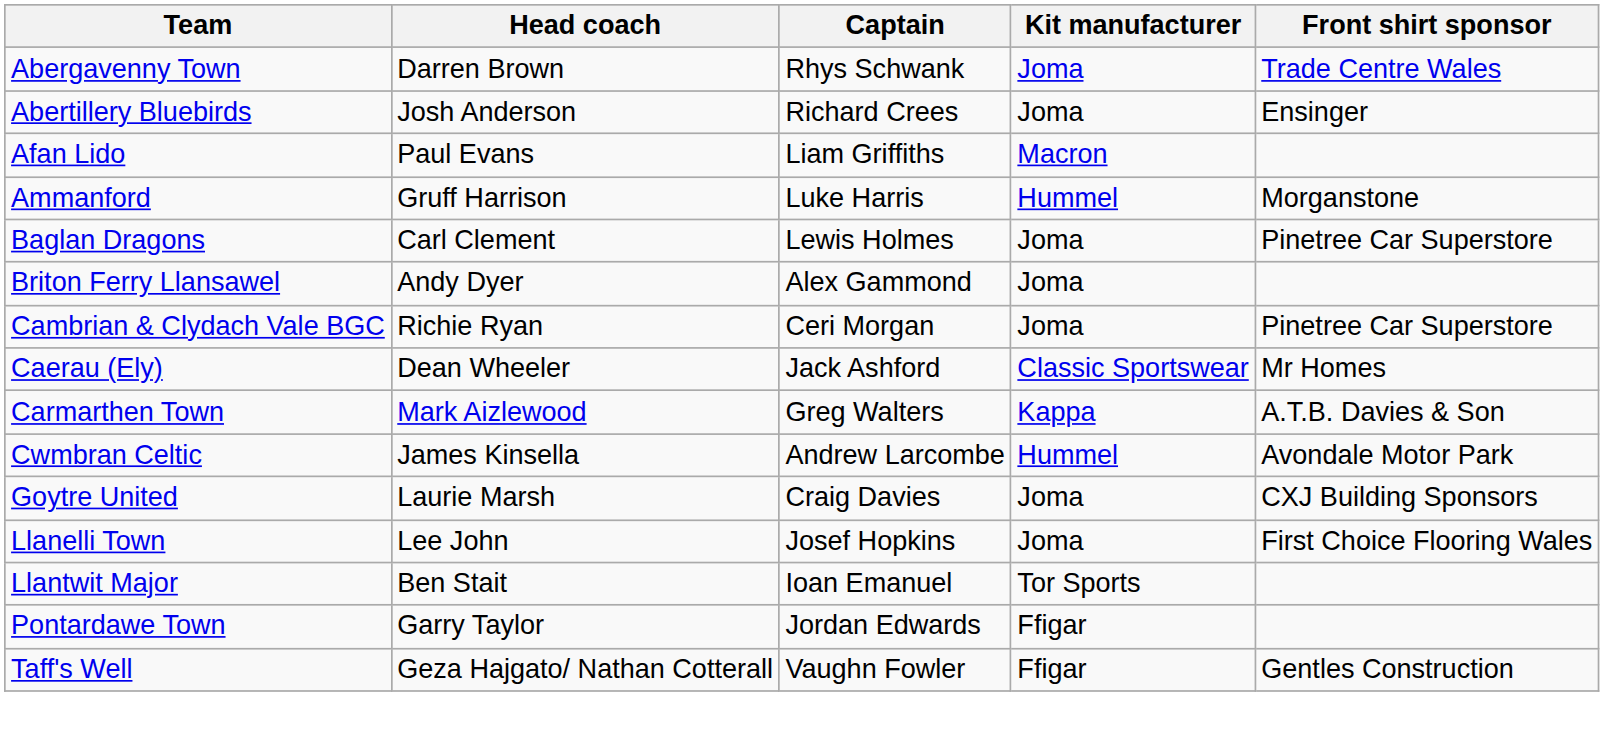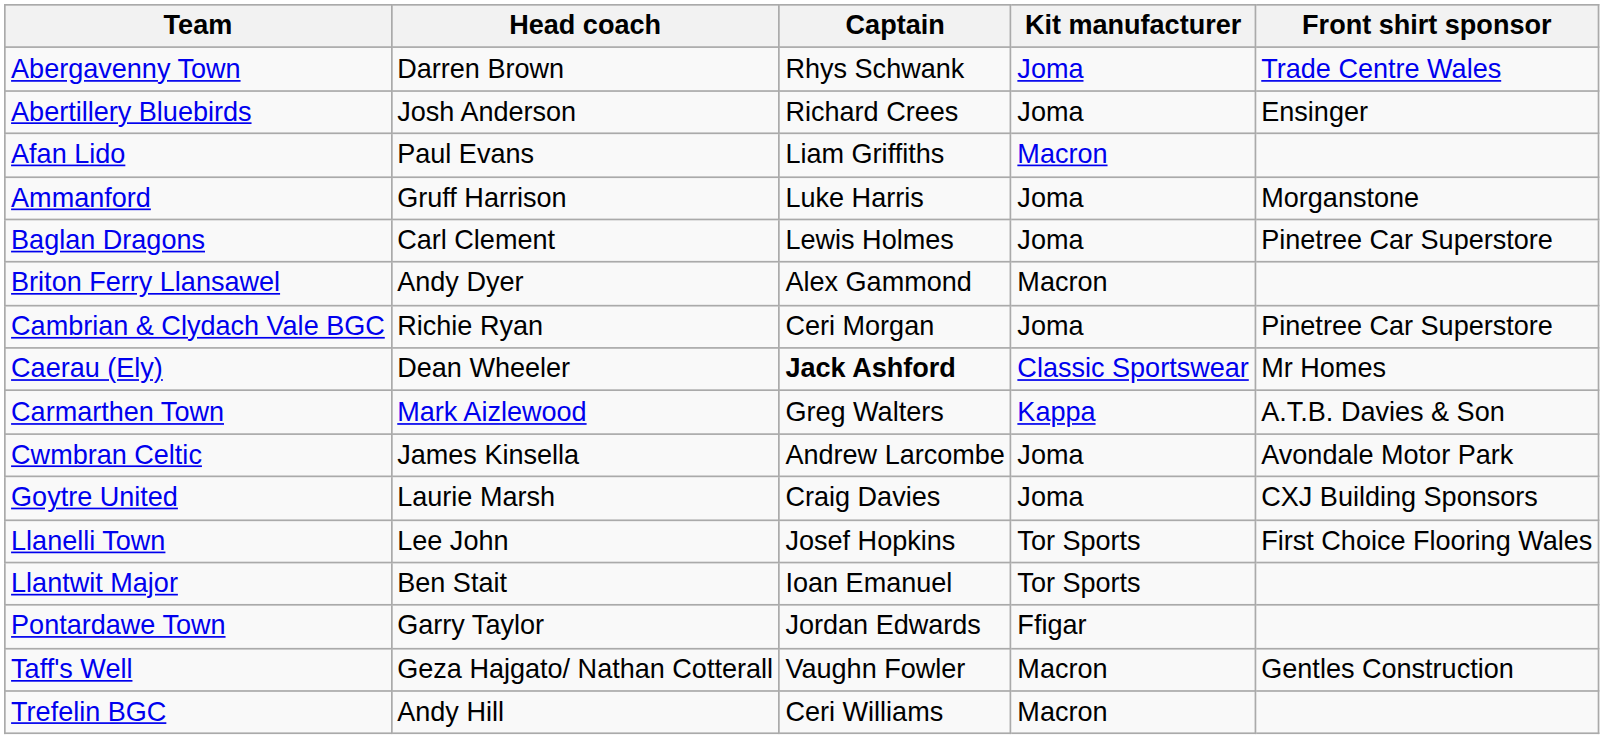(1068, 197) Hummel -> (1050, 197) Joma
(1050, 283) Joma -> (1062, 283) Macron
(863, 369) normal -> (871, 369) bold
(1068, 454) Hummel -> (1050, 454) Joma
(1050, 540) Joma -> (1079, 540) Tor Sports
(1052, 669) Ffigar -> (1062, 669) Macron
+ row: (89, 712)
